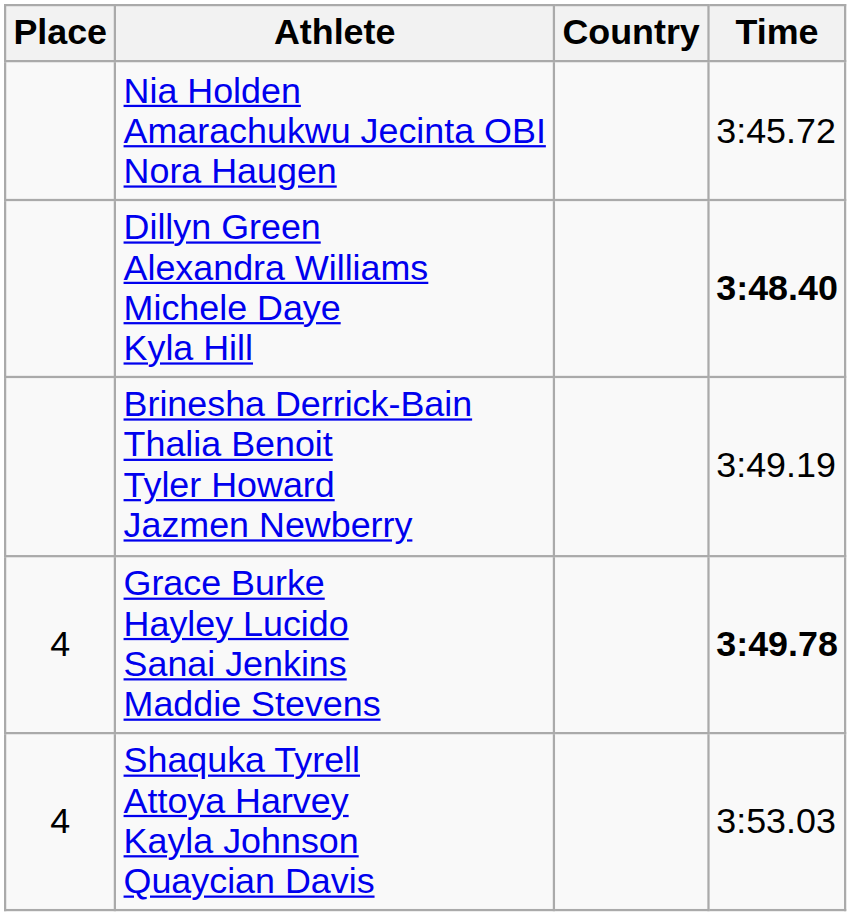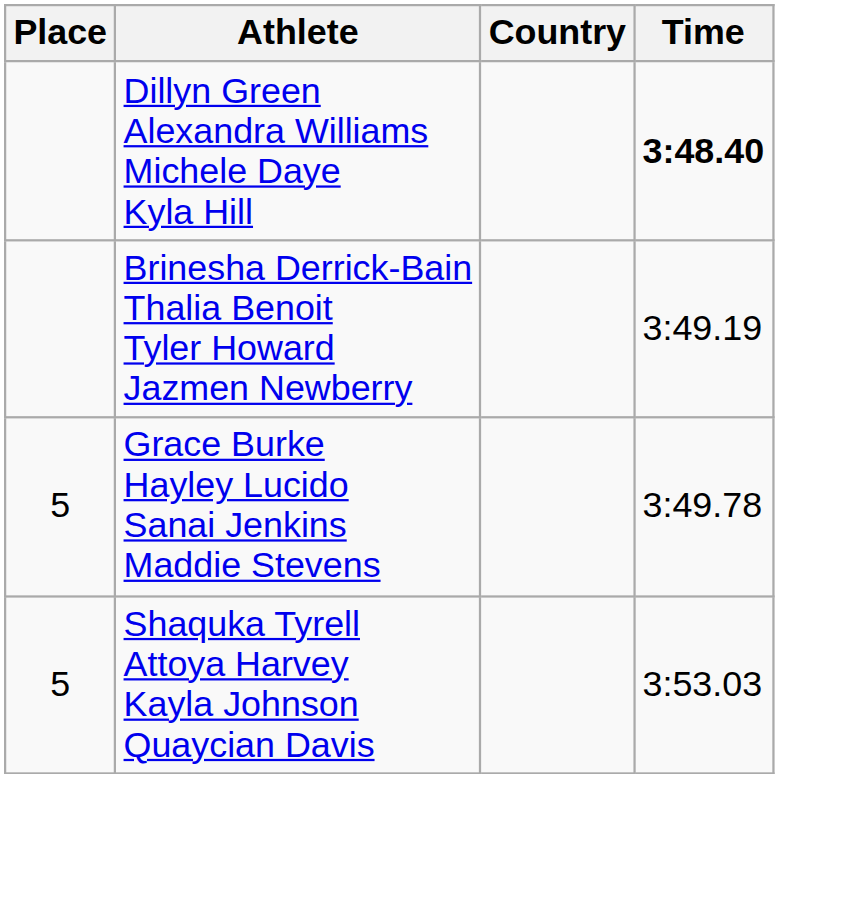- row: (335, 130)
(60, 643) 4 -> (60, 505) 5
(777, 643) bold -> (702, 505) normal
(60, 821) 4 -> (60, 683) 5
